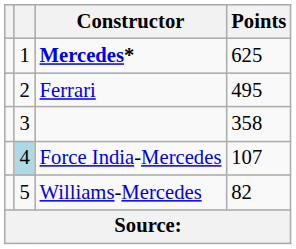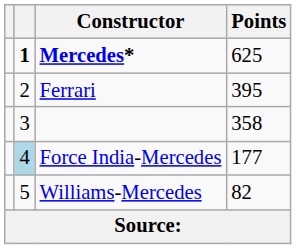(25, 55) normal -> (25, 55) bold
(247, 89) 495 -> (247, 89) 395
(247, 157) 107 -> (247, 157) 177
